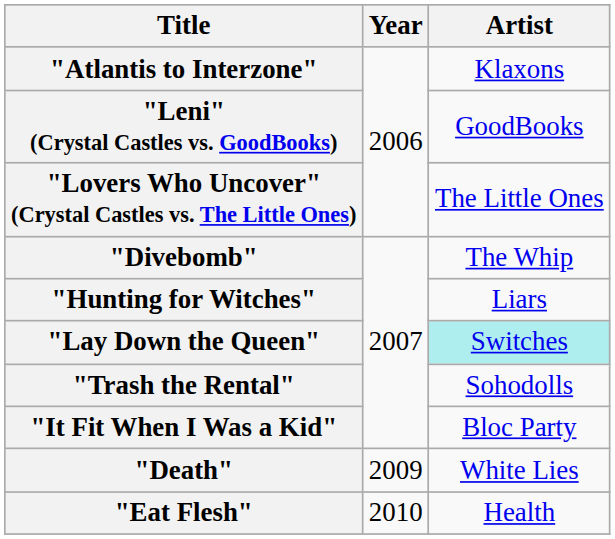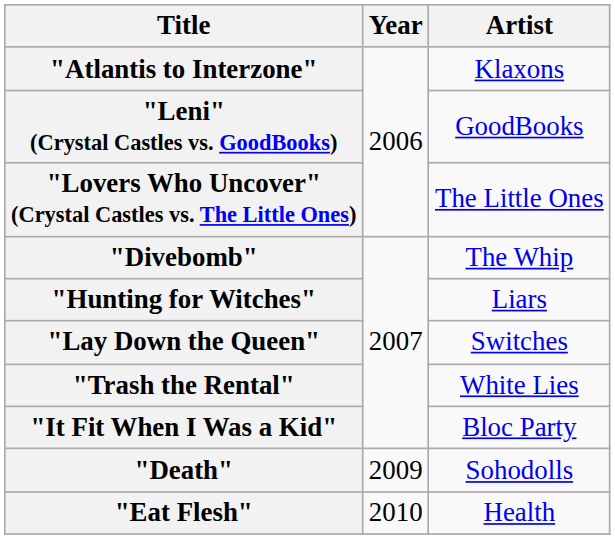(519, 342) paleturquoise background -> (519, 342) no background
(519, 384) Sohodolls -> (519, 384) White Lies
(519, 469) White Lies -> (519, 469) Sohodolls
